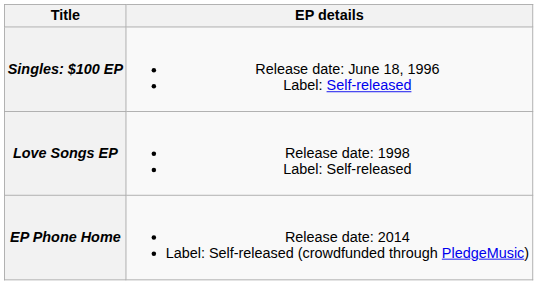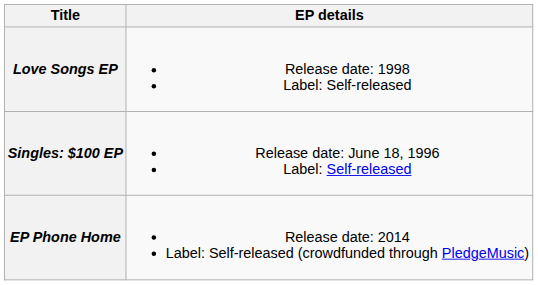rows swapped: (65, 69) <-> (65, 153)
